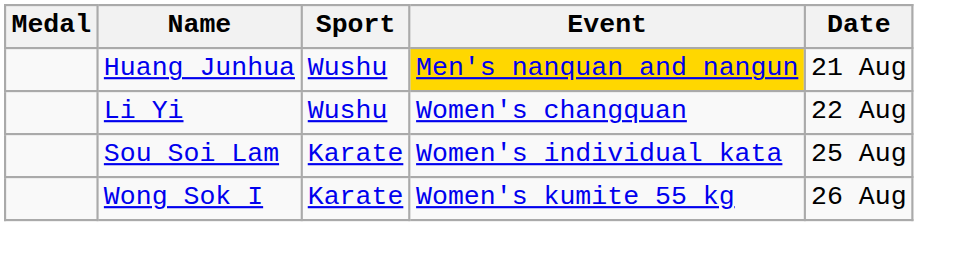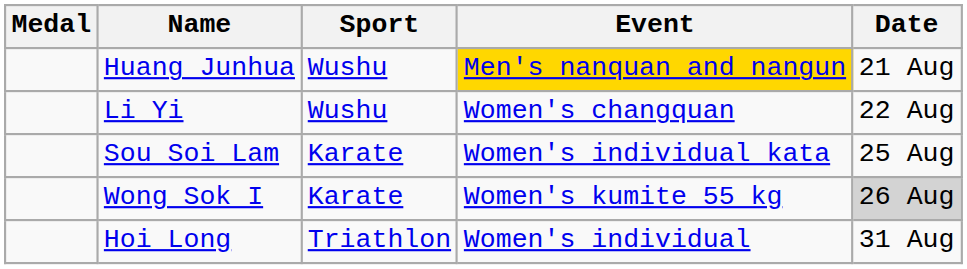(859, 198) no background -> (907, 198) lightgrey background
+ row: (168, 241)
